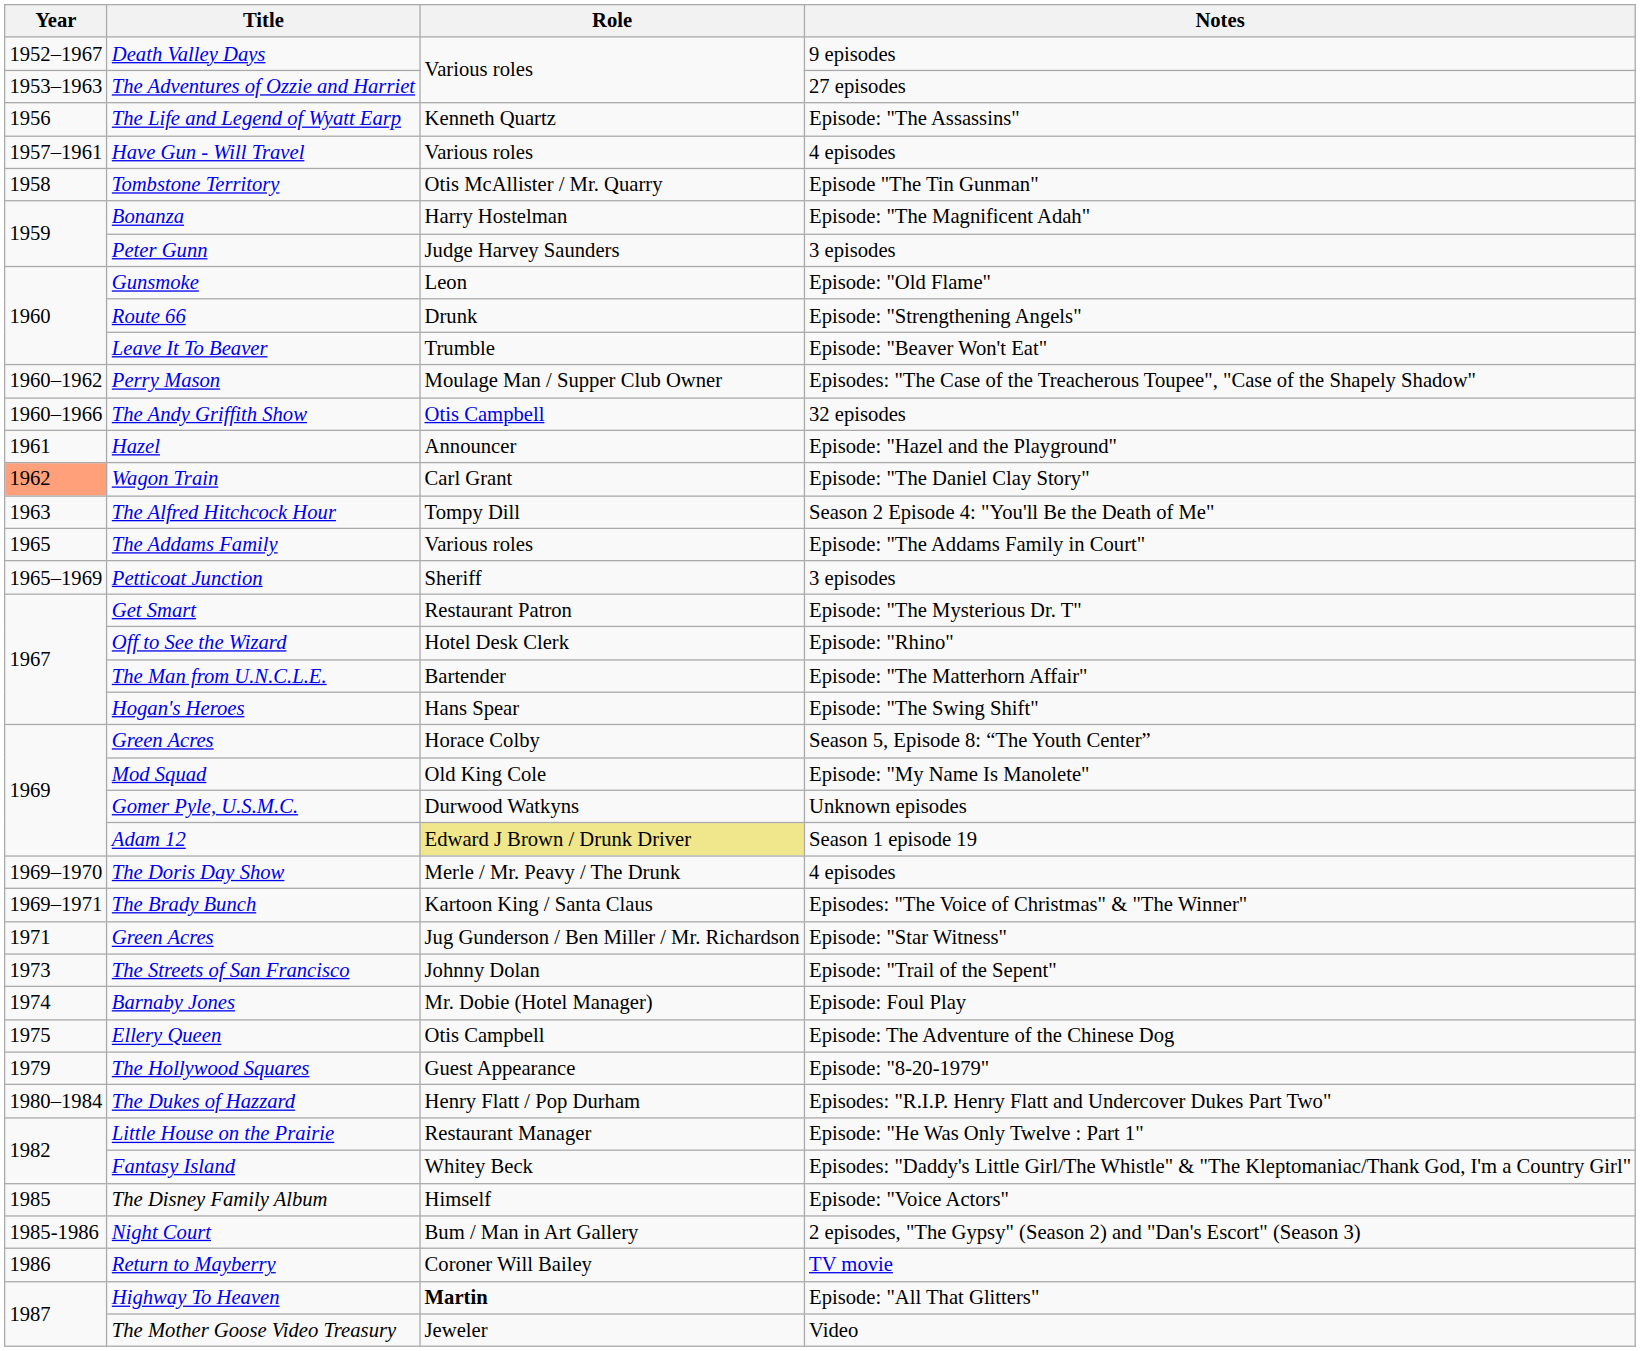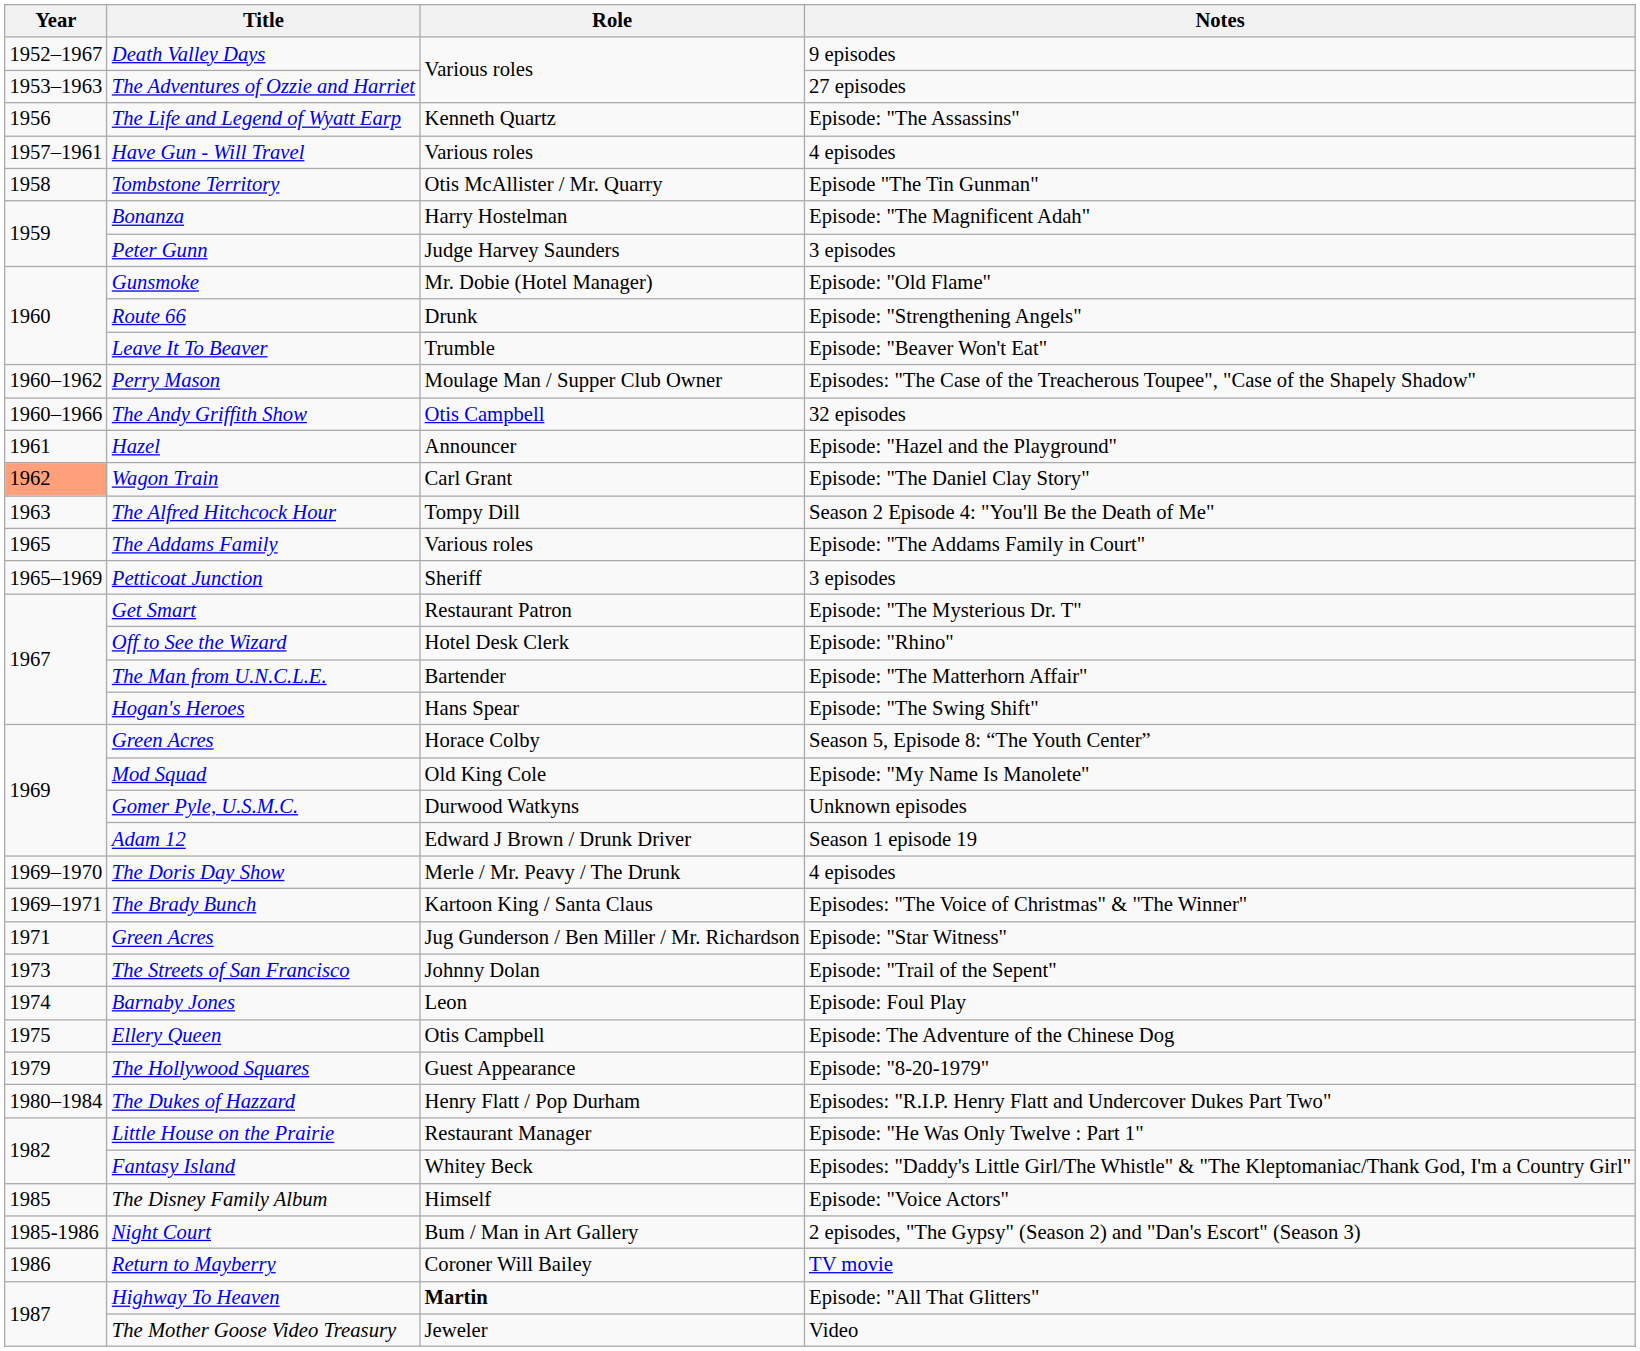(446, 282) Leon -> (539, 282) Mr. Dobie (Hotel Manager)
(558, 839) khaki background -> (558, 839) no background
(539, 1002) Mr. Dobie (Hotel Manager) -> (446, 1002) Leon
